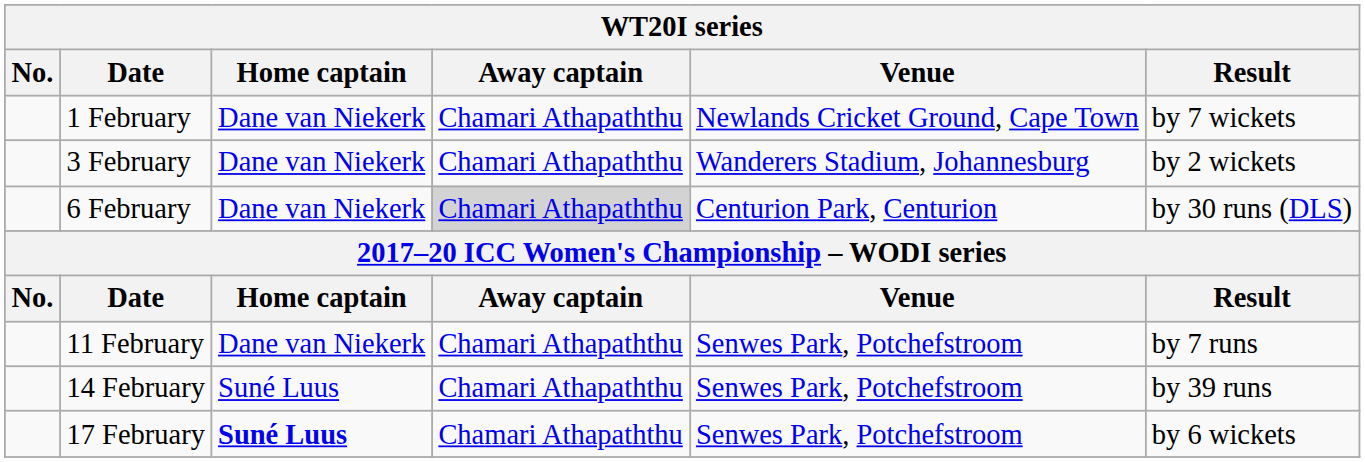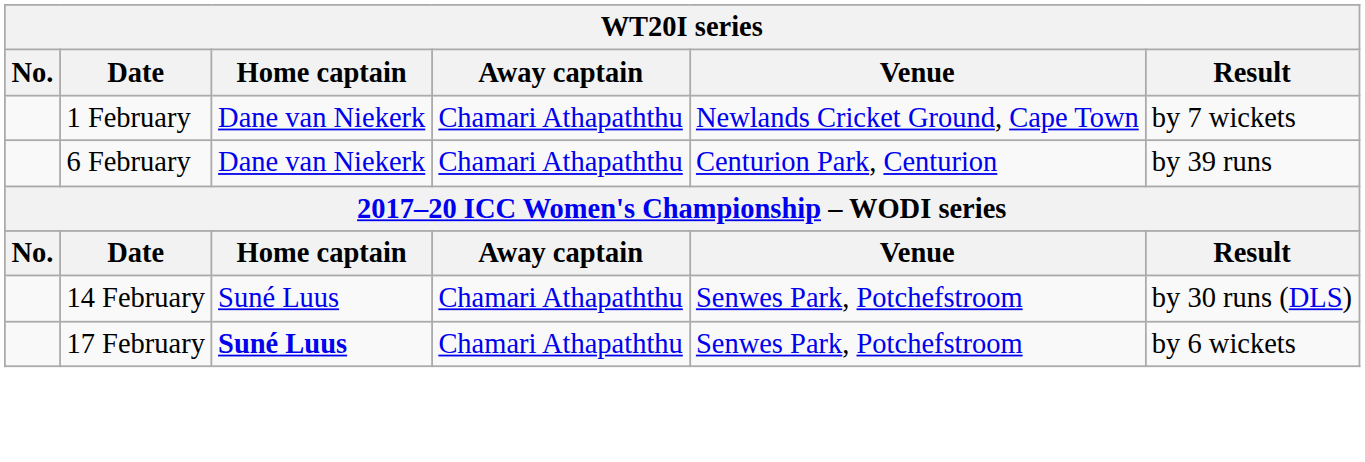- row: (129, 162)
(561, 207) lightgrey background -> (561, 162) no background
(1252, 207) by 30 runs (DLS) -> (1212, 162) by 39 runs
- row: (135, 343)
(1212, 388) by 39 runs -> (1252, 298) by 30 runs (DLS)
